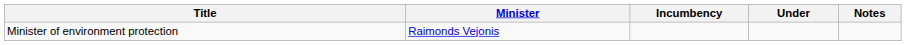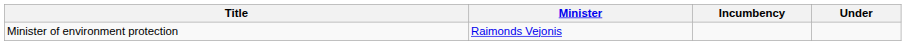- column: (870, 13)
